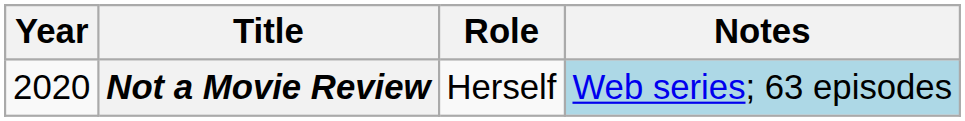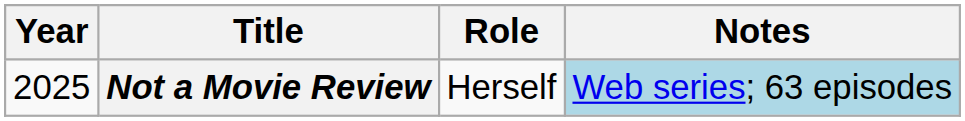(52, 87) 2020 -> (52, 87) 2025
